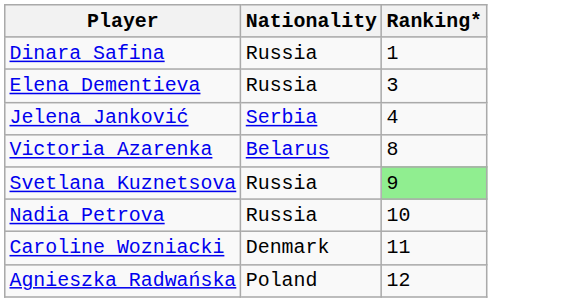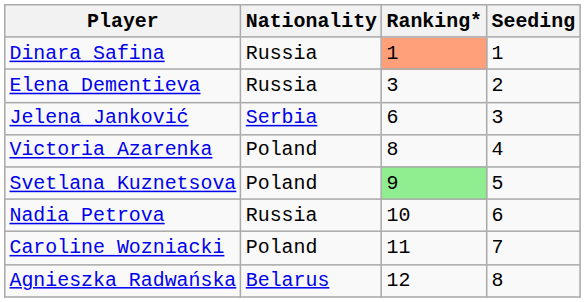+ column: (533, 21)
(393, 53) no background -> (393, 53) lightsalmon background
(393, 118) 4 -> (393, 118) 6
(288, 151) Belarus -> (282, 151) Poland
(282, 183) Russia -> (282, 183) Poland
(288, 248) Denmark -> (282, 248) Poland
(282, 280) Poland -> (288, 280) Belarus
